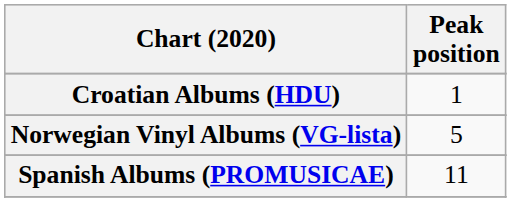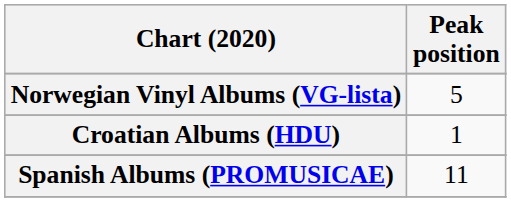rows swapped: (206, 94) <-> (206, 134)
